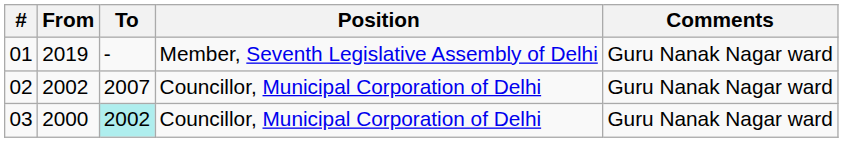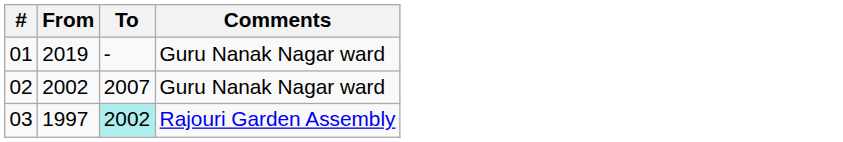- column: (379, 20)
(65, 119) 2000 -> (65, 119) 1997
(720, 119) Guru Nanak Nagar ward -> (278, 119) Rajouri Garden Assembly
